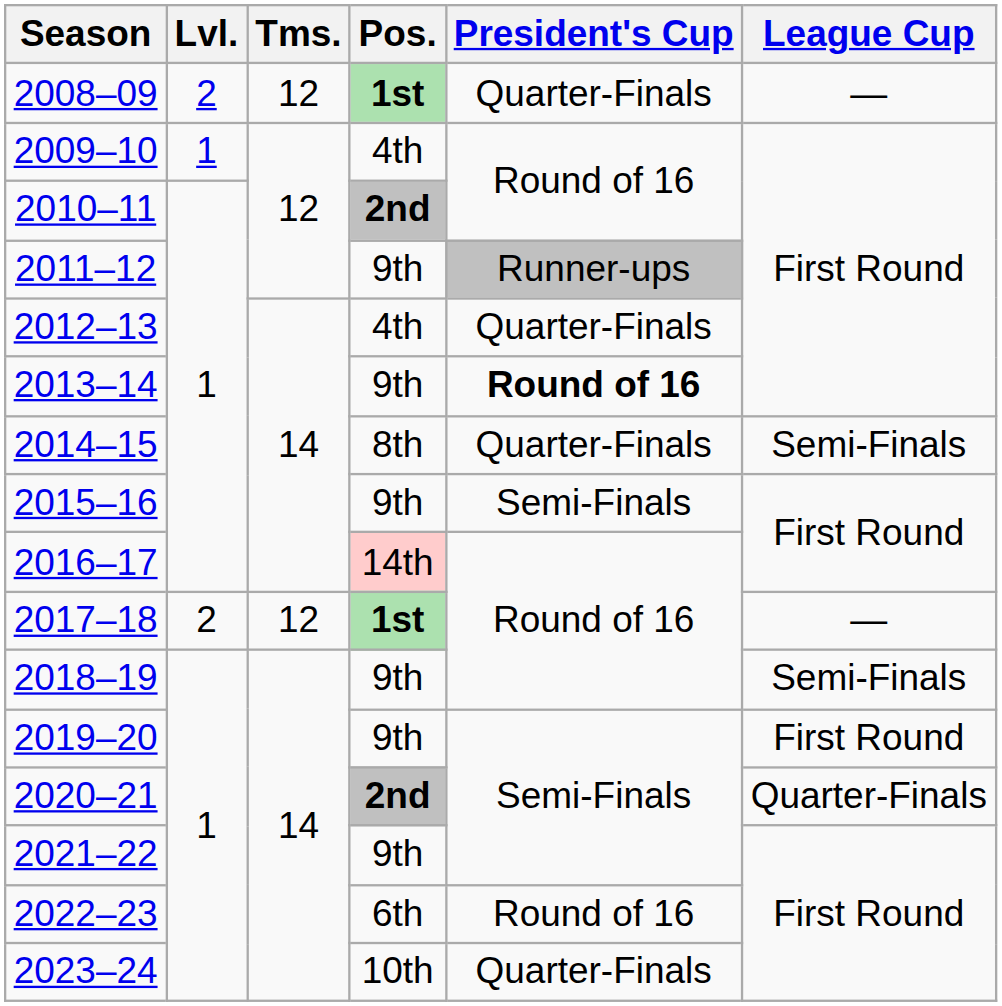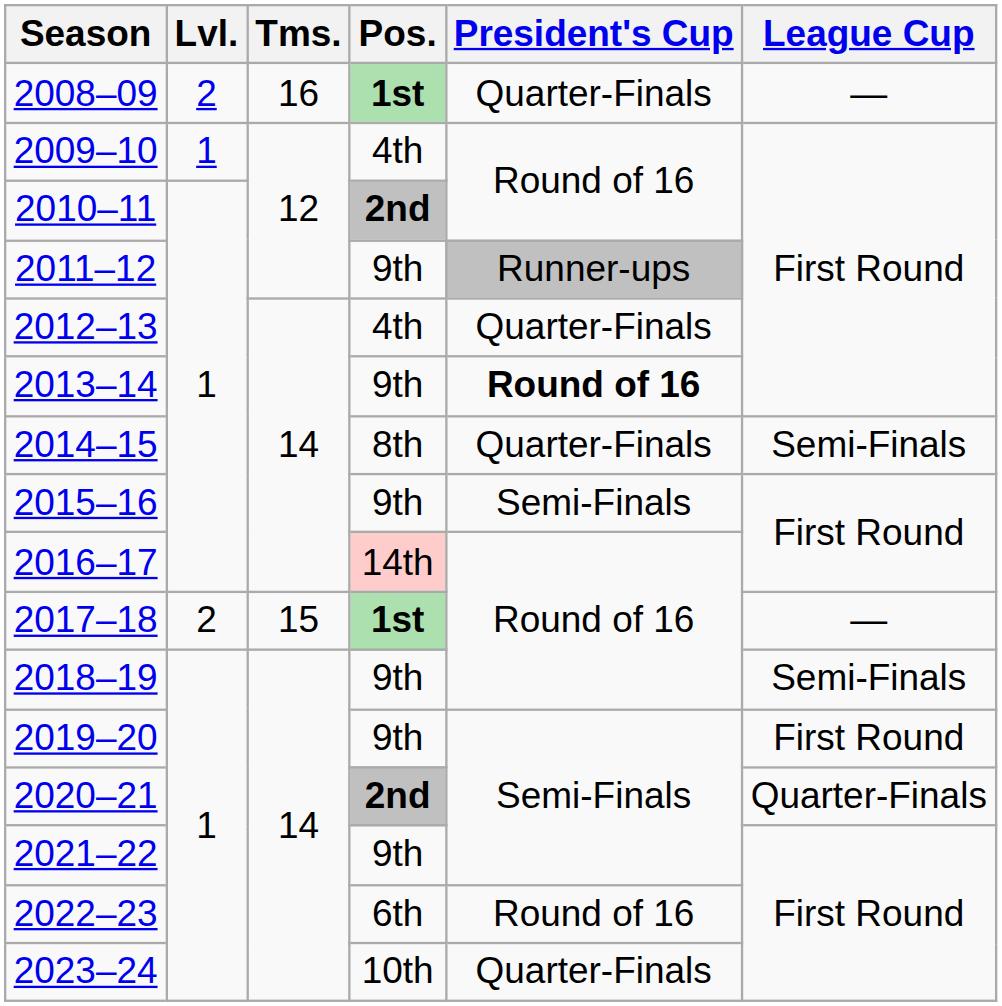(298, 92) 12 -> (298, 92) 16
(298, 619) 12 -> (298, 619) 15
